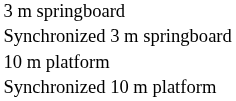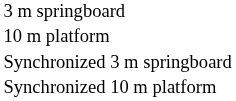rows swapped: (57, 61) <-> (118, 36)
